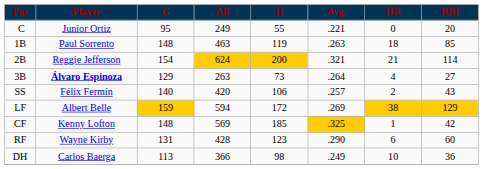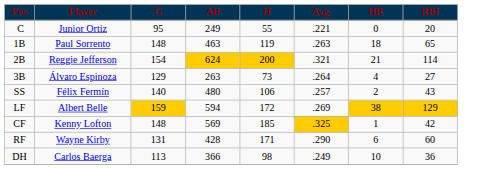(450, 44) 85 -> (430, 44) 65
(87, 76) bold -> (83, 76) normal
(222, 92) 420 -> (213, 92) 480
(279, 140) 123 -> (267, 140) 171
